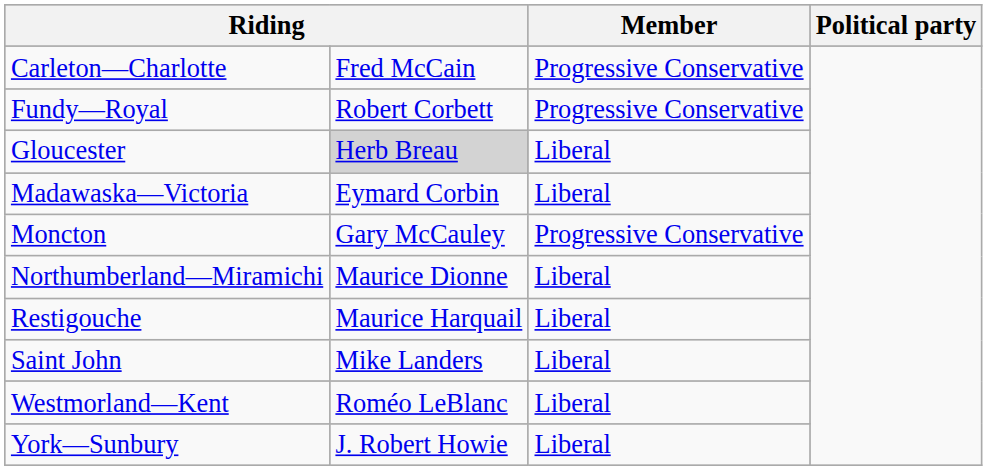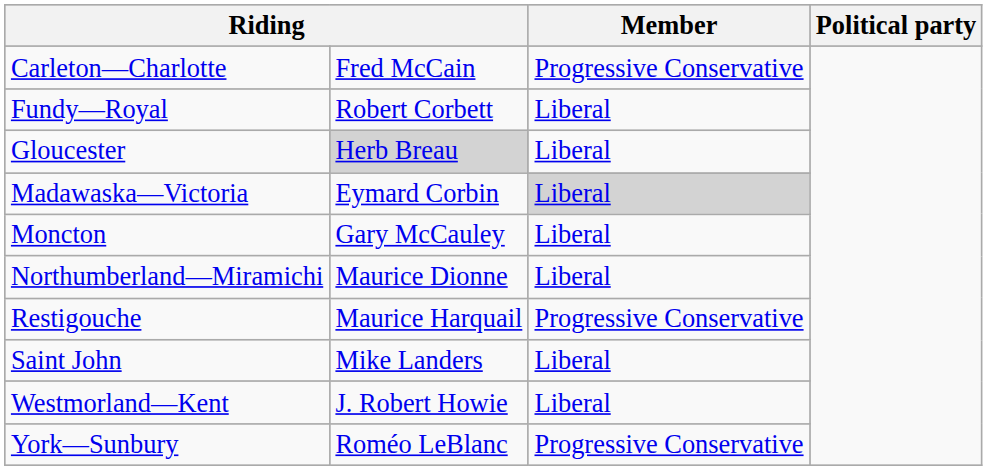(669, 109) Progressive Conservative -> (573, 109) Liberal
(573, 192) no background -> (573, 192) lightgrey background
(669, 234) Progressive Conservative -> (573, 234) Liberal
(573, 318) Liberal -> (669, 318) Progressive Conservative
(422, 402) Roméo LeBlanc -> (422, 402) J. Robert Howie
(422, 444) J. Robert Howie -> (422, 444) Roméo LeBlanc
(573, 444) Liberal -> (669, 444) Progressive Conservative
